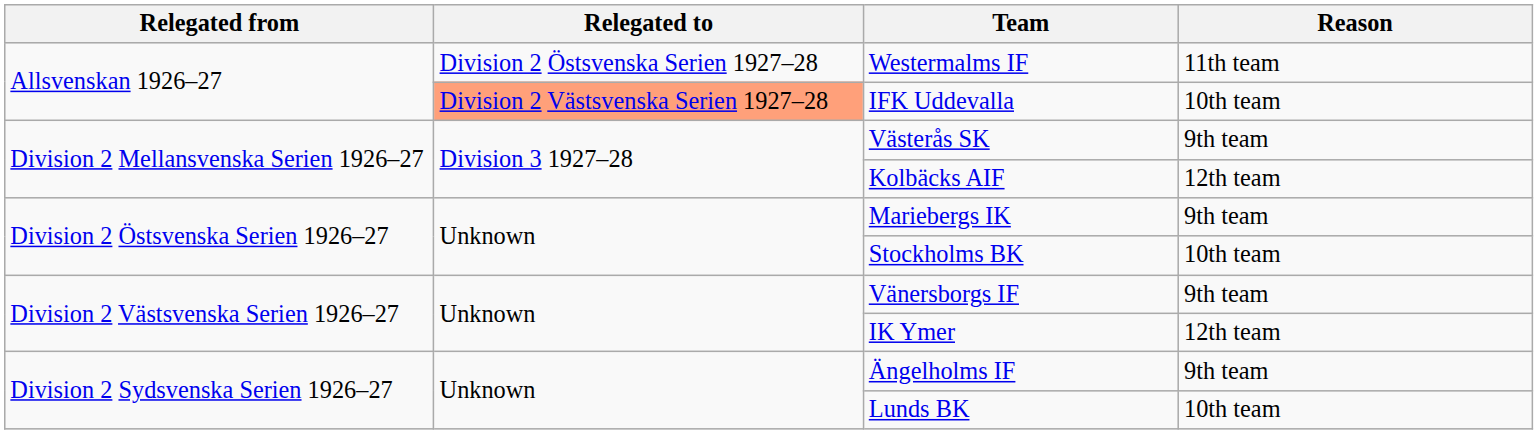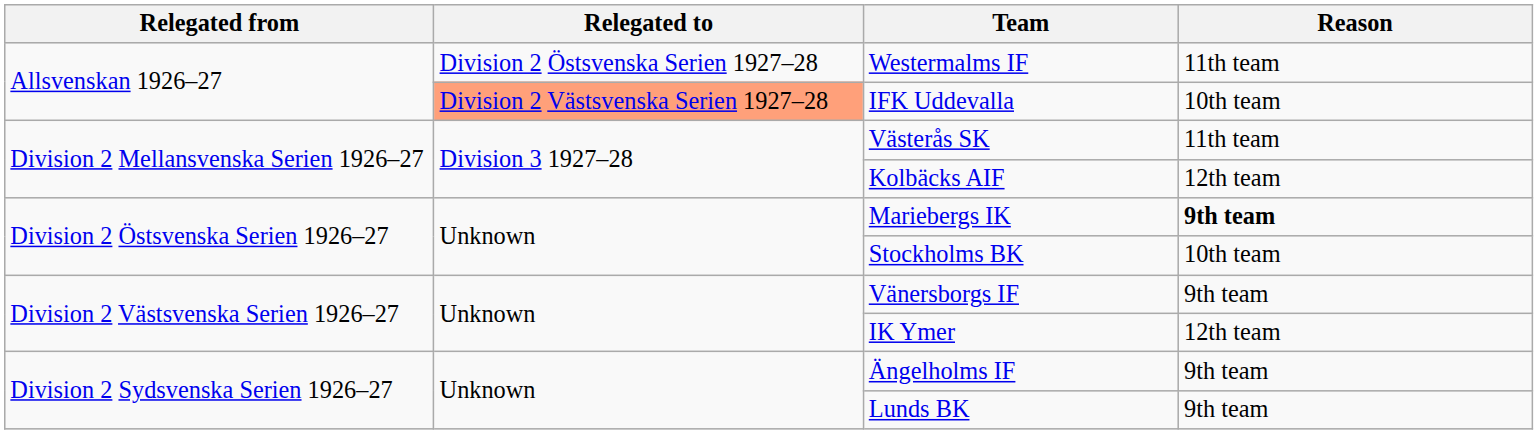(1226, 139) 9th team -> (1232, 139) 11th team
(1226, 216) normal -> (1230, 216) bold
(1232, 409) 10th team -> (1226, 409) 9th team
